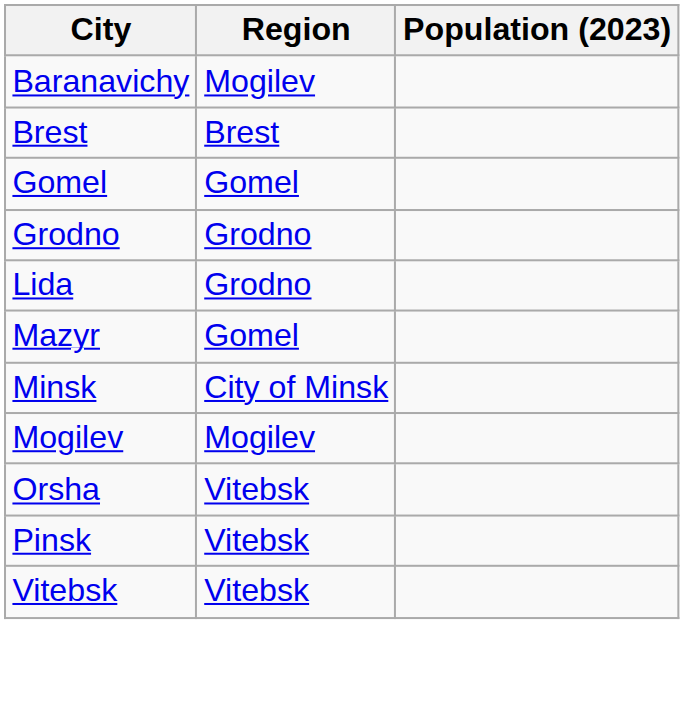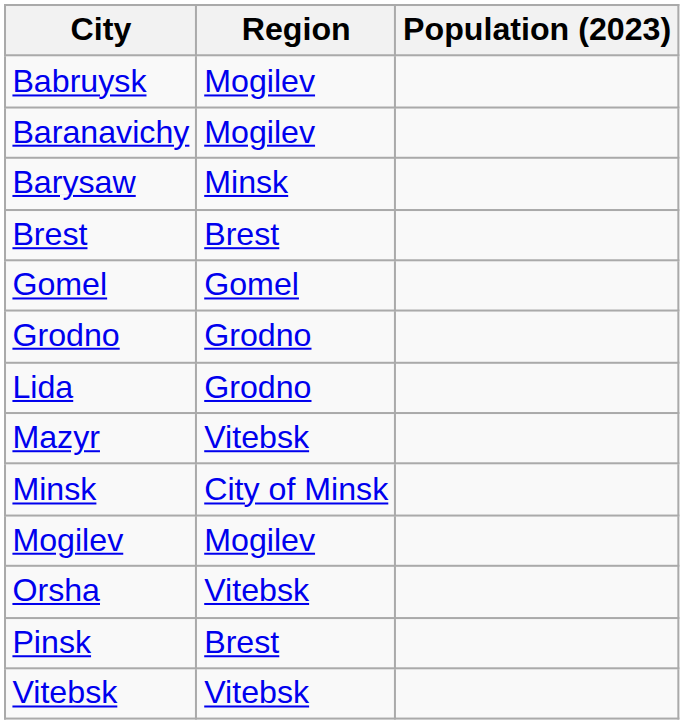+ row: (79, 81)
+ row: (74, 183)
(252, 336) Gomel -> (257, 438) Vitebsk
(257, 540) Vitebsk -> (242, 642) Brest
